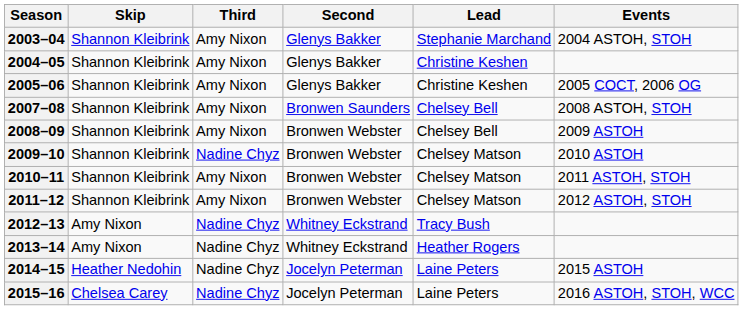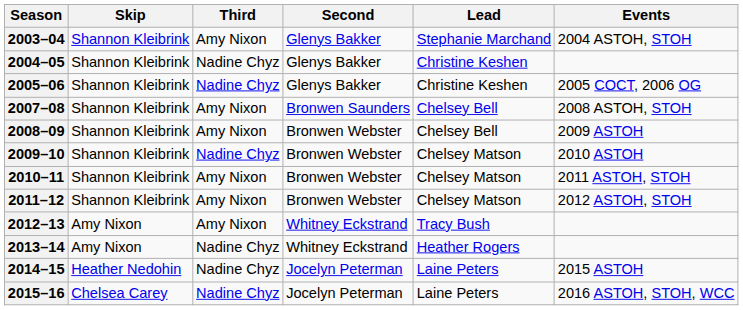(231, 62) Amy Nixon -> (238, 62) Nadine Chyz
(231, 85) Amy Nixon -> (238, 85) Nadine Chyz
(238, 223) Nadine Chyz -> (231, 223) Amy Nixon
